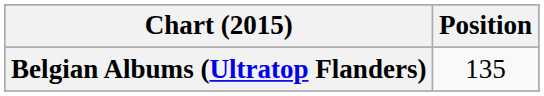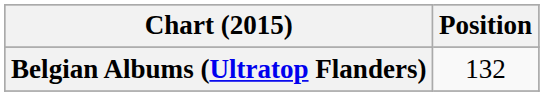(486, 68) 135 -> (486, 68) 132
